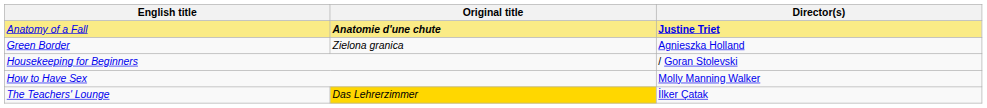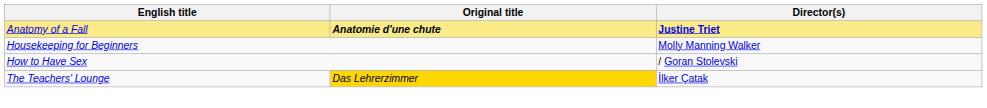- row: (38, 45)
(698, 62) / Goran Stolevski -> (709, 45) Molly Manning Walker
(709, 78) Molly Manning Walker -> (698, 62) / Goran Stolevski
